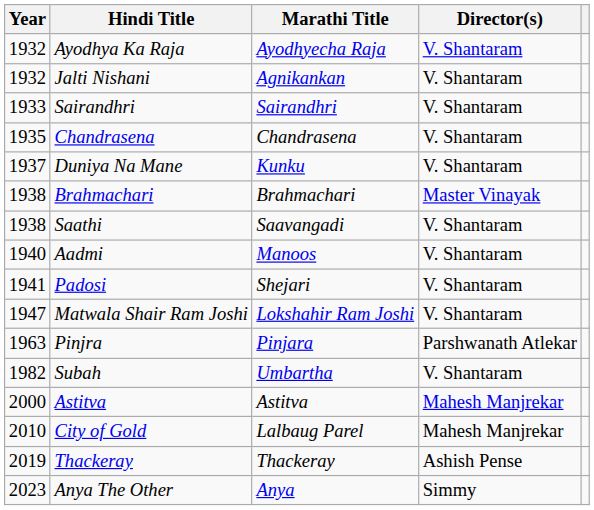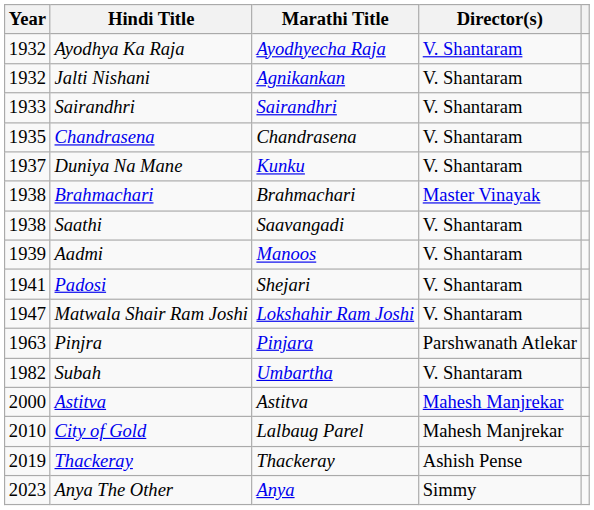(27, 254) 1940 -> (27, 254) 1939
